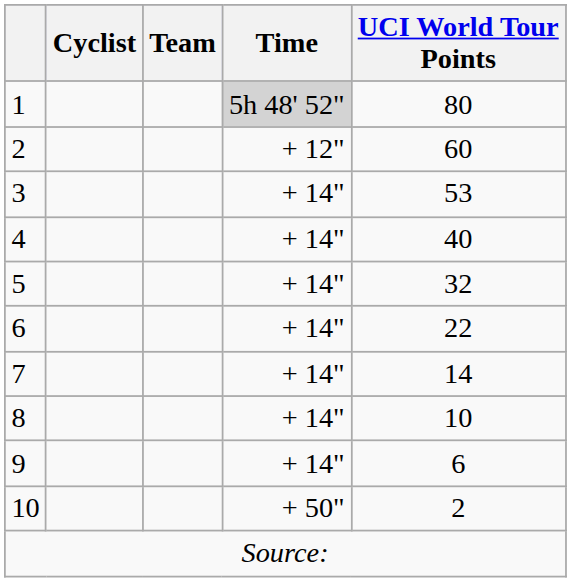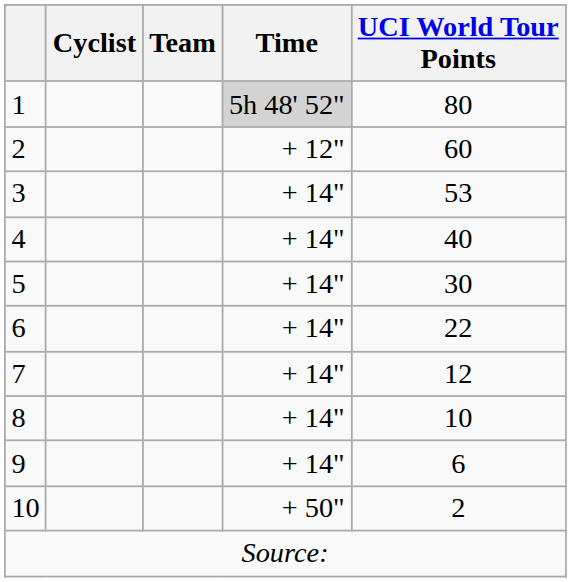(458, 283) 32 -> (458, 283) 30
(458, 373) 14 -> (458, 373) 12
